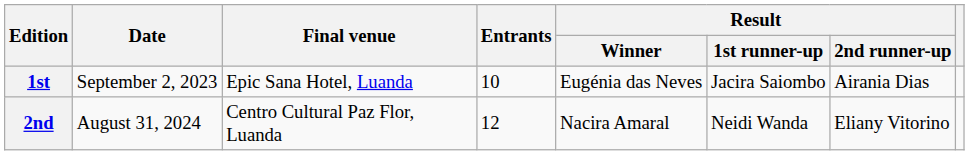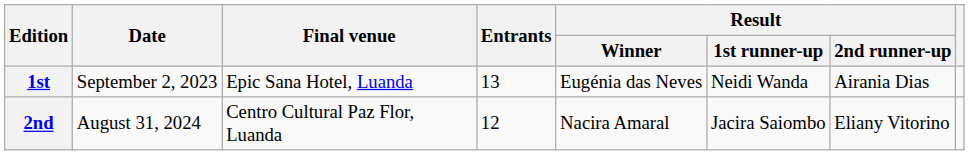(490, 81) 10 -> (490, 81) 13
(768, 81) Jacira Saiombo -> (760, 81) Neidi Wanda
(760, 123) Neidi Wanda -> (768, 123) Jacira Saiombo
